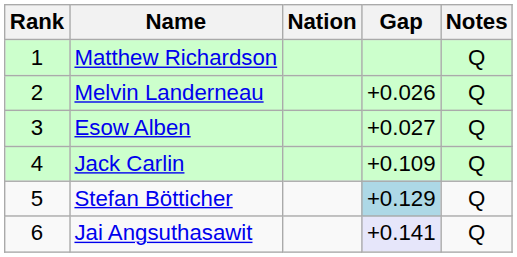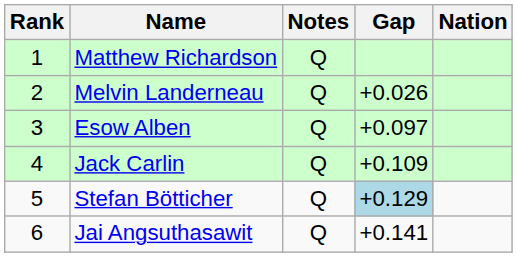columns swapped: (322, 22) <-> (477, 22)
(401, 127) +0.027 -> (394, 127) +0.097
(401, 233) lavender background -> (394, 233) no background
